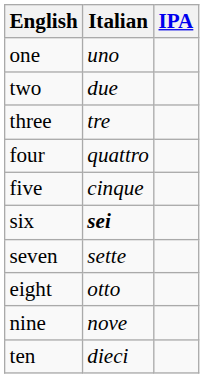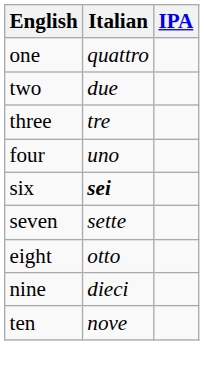(103, 54) uno -> (118, 54) quattro
(118, 155) quattro -> (103, 155) uno
- row: (26, 188)
(107, 322) nove -> (108, 289) dieci
(108, 356) dieci -> (107, 322) nove
